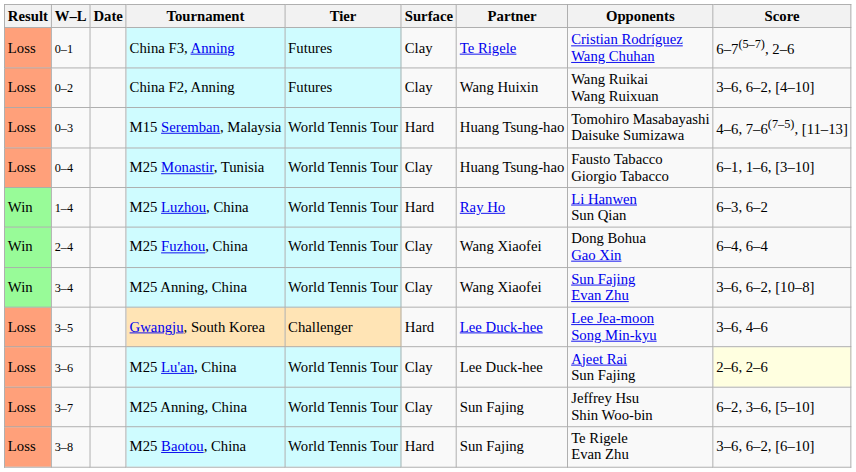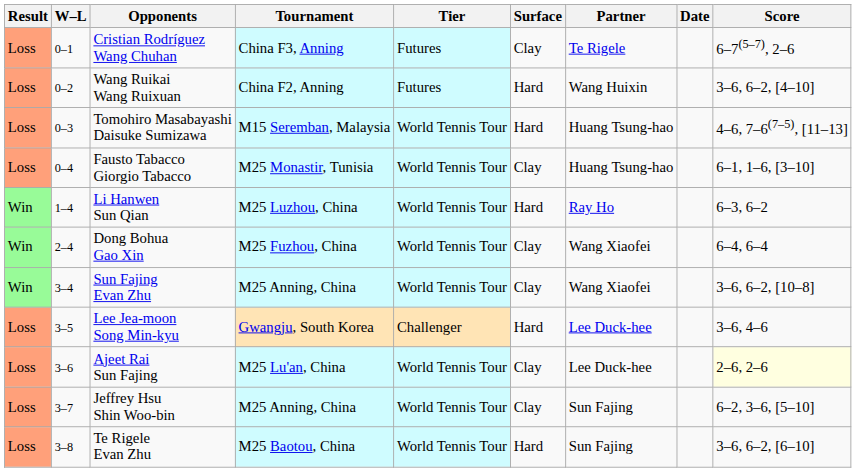columns swapped: (108, 16) <-> (640, 16)
(419, 87) Clay -> (528, 87) Hard
